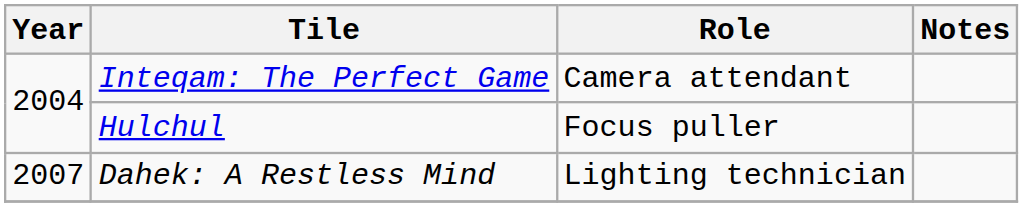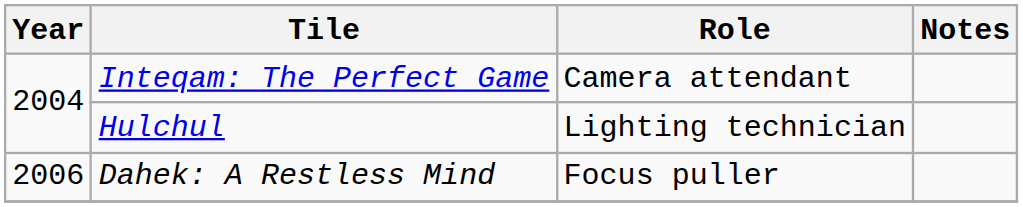(672, 128) Focus puller -> (735, 128) Lighting technician
(48, 176) 2007 -> (48, 176) 2006
(735, 176) Lighting technician -> (672, 176) Focus puller
